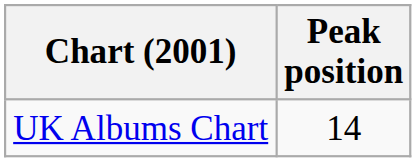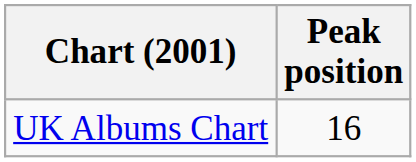(344, 127) 14 -> (344, 127) 16
